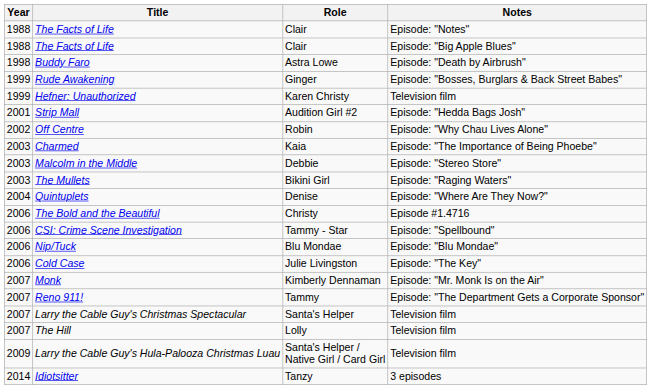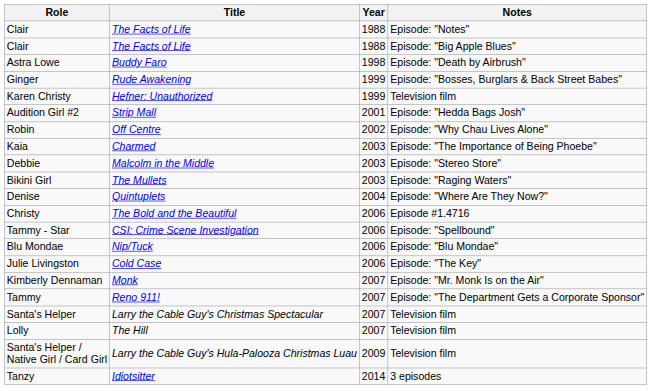columns swapped: (19, 12) <-> (335, 12)
